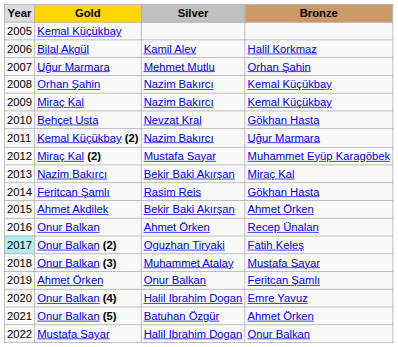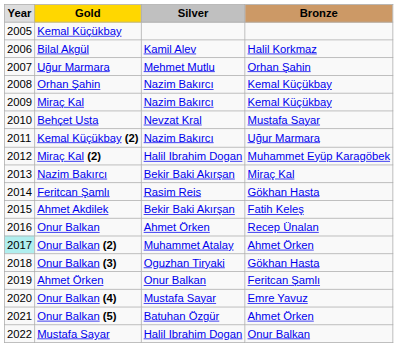(284, 120) Gökhan Hasta -> (284, 120) Mustafa Sayar
(180, 156) Mustafa Sayar -> (193, 156) Halil Ibrahim Dogan
(281, 209) Ahmet Örken -> (276, 209) Fatih Keleş
(184, 245) Oguzhan Tiryaki -> (189, 245) Muhammet Atalay
(276, 245) Fatih Keleş -> (281, 245) Ahmet Örken
(189, 263) Muhammet Atalay -> (184, 263) Oguzhan Tiryaki
(284, 263) Mustafa Sayar -> (284, 263) Gökhan Hasta
(193, 298) Halil Ibrahim Dogan -> (180, 298) Mustafa Sayar
